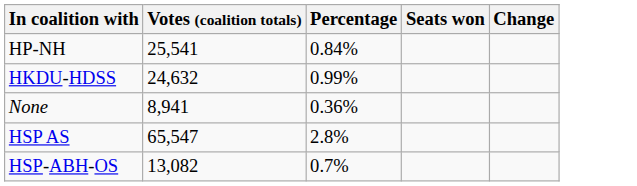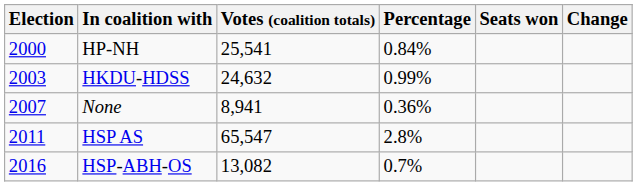+ column: (41, 19)
